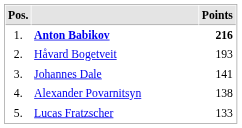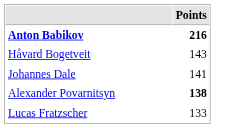- column: (18, 15)
(224, 54) 193 -> (198, 54) 143
(224, 93) normal -> (198, 93) bold
